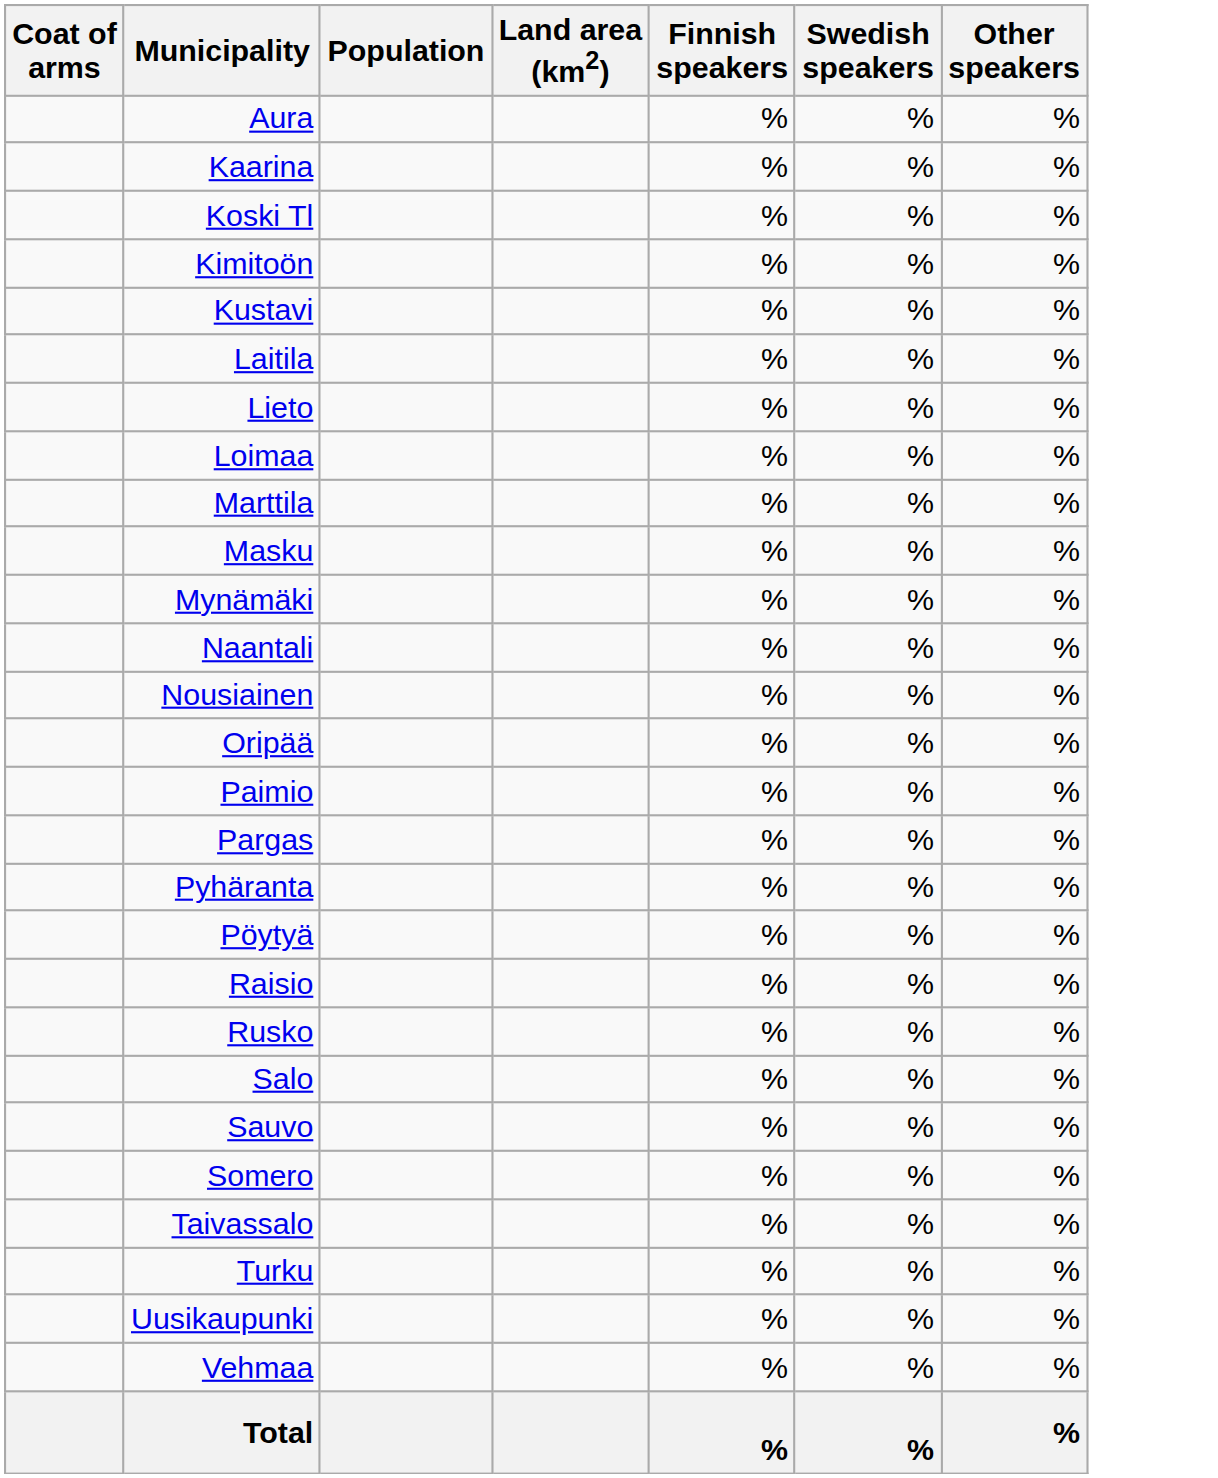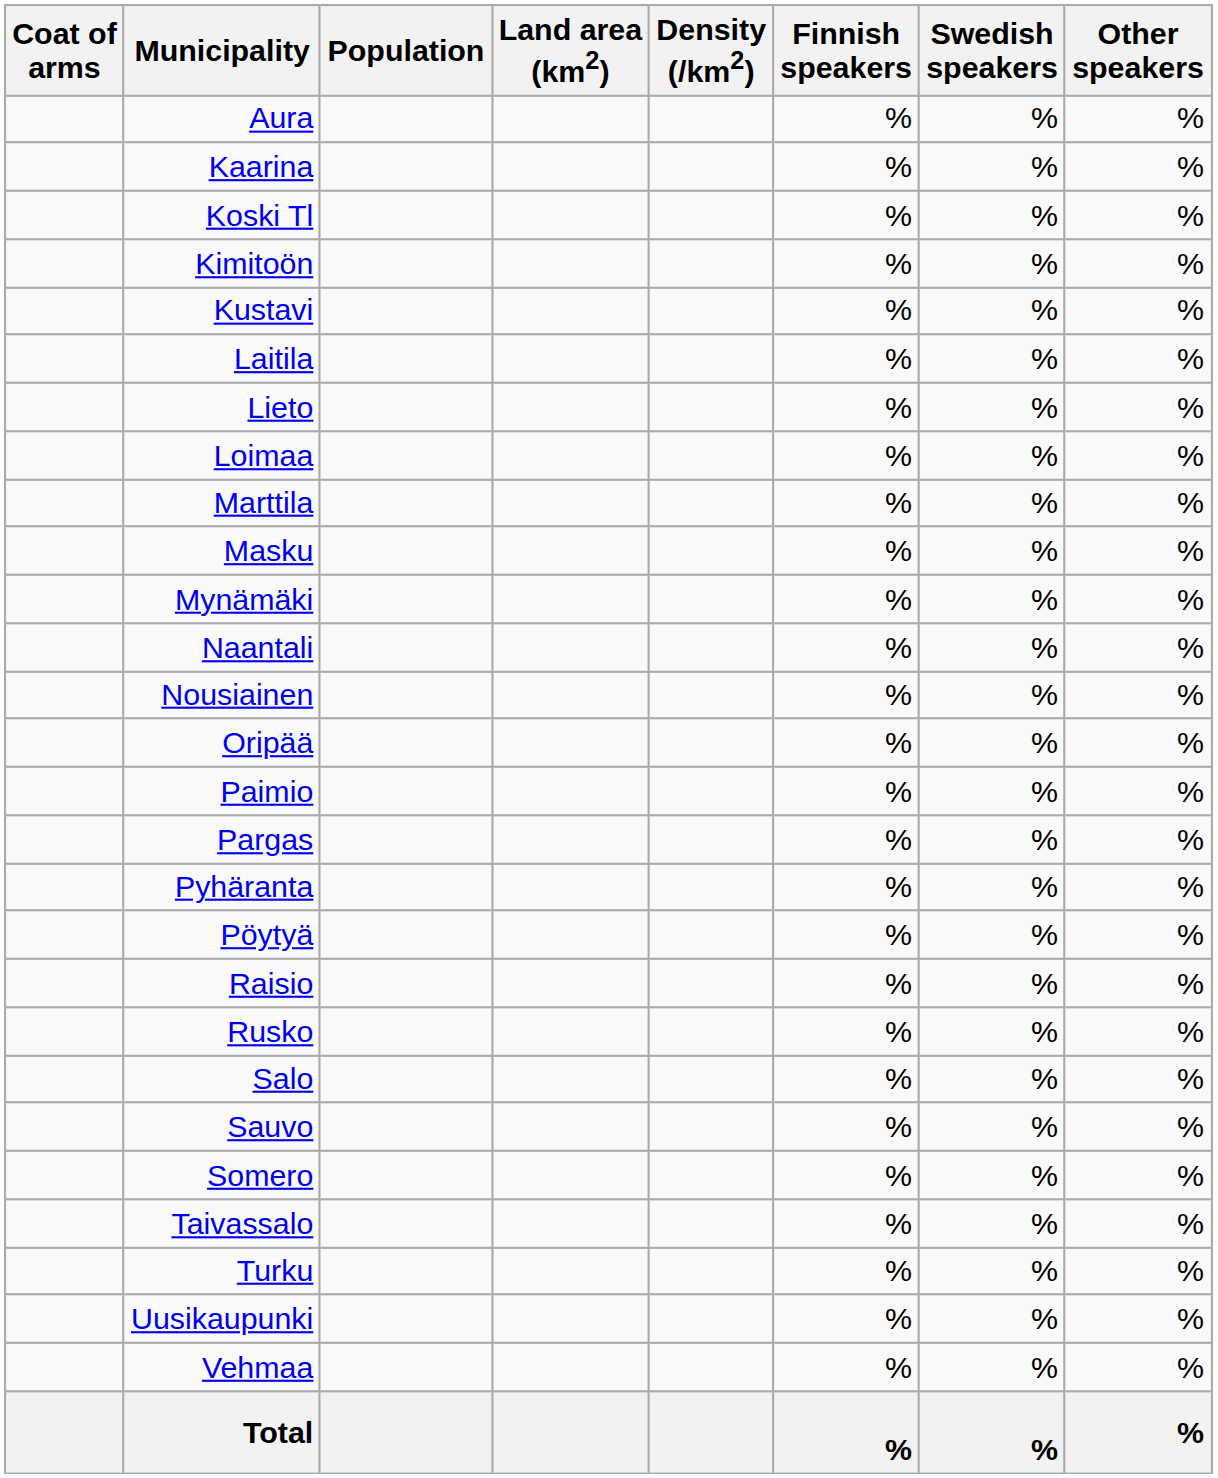+ column: (711, 50)
